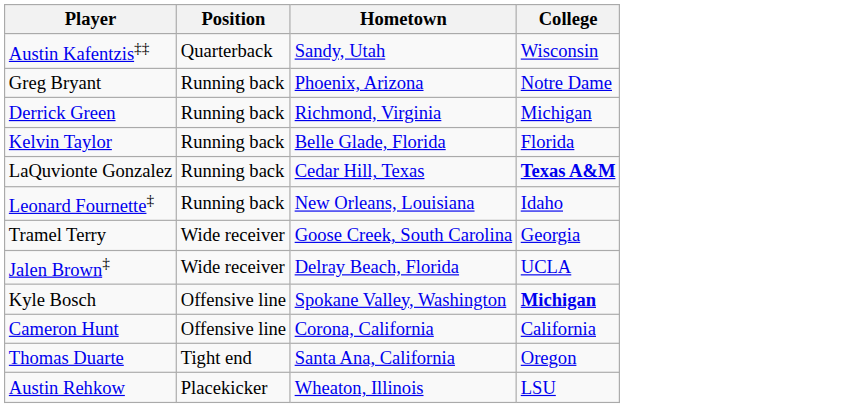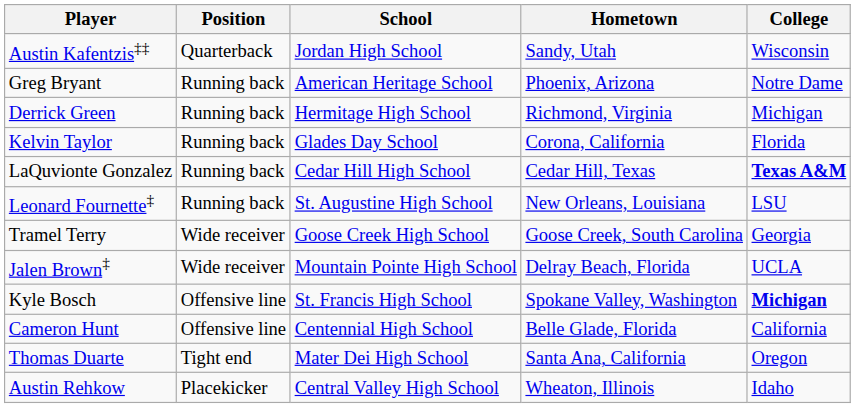+ column: (406, 19)
(370, 141) Belle Glade, Florida -> (595, 141) Corona, California
(542, 203) Idaho -> (769, 203) LSU
(364, 328) Corona, California -> (601, 328) Belle Glade, Florida
(538, 387) LSU -> (773, 387) Idaho
